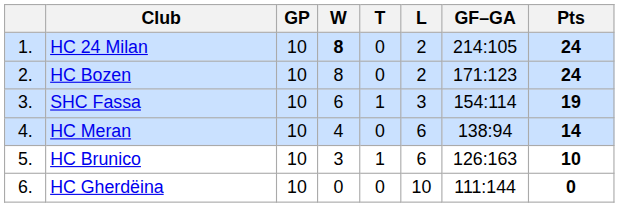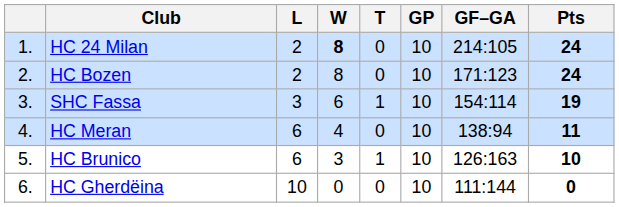columns swapped: (297, 18) <-> (421, 18)
(571, 131) 14 -> (571, 131) 11
